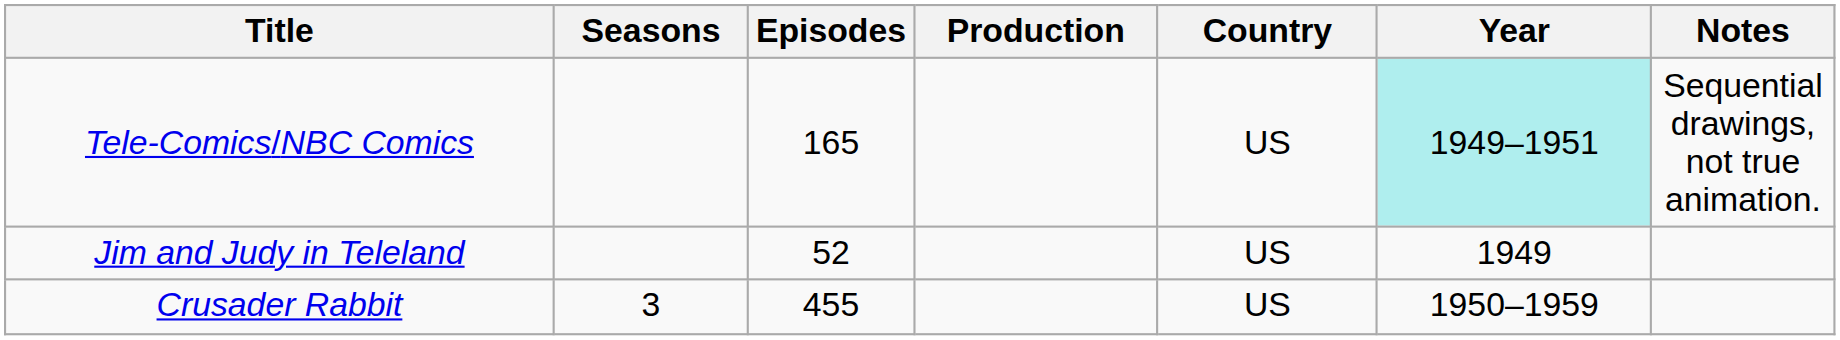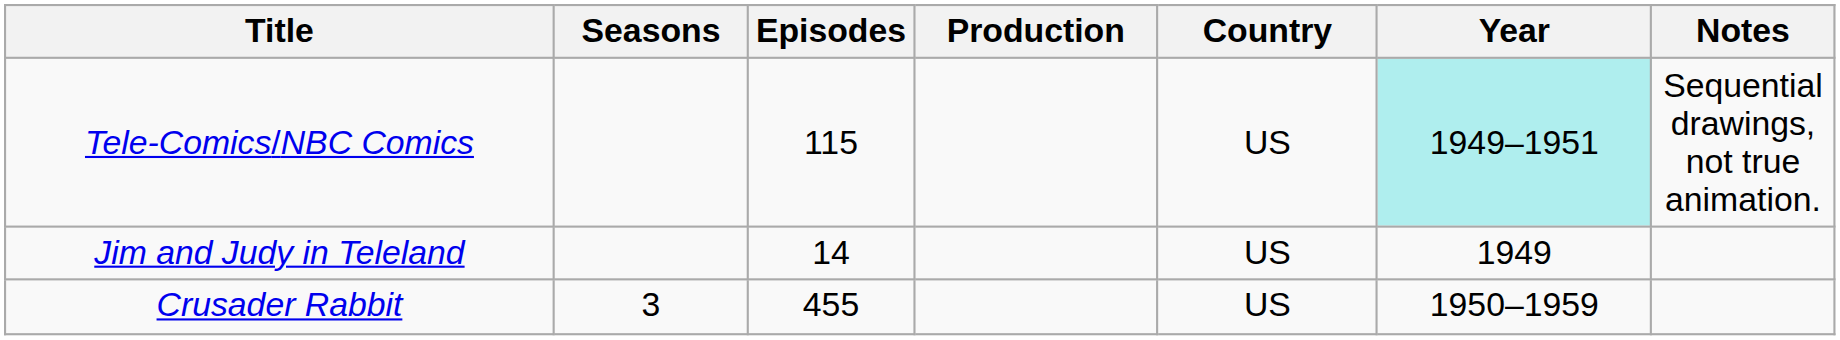(831, 141) 165 -> (831, 141) 115
(831, 252) 52 -> (831, 252) 14
